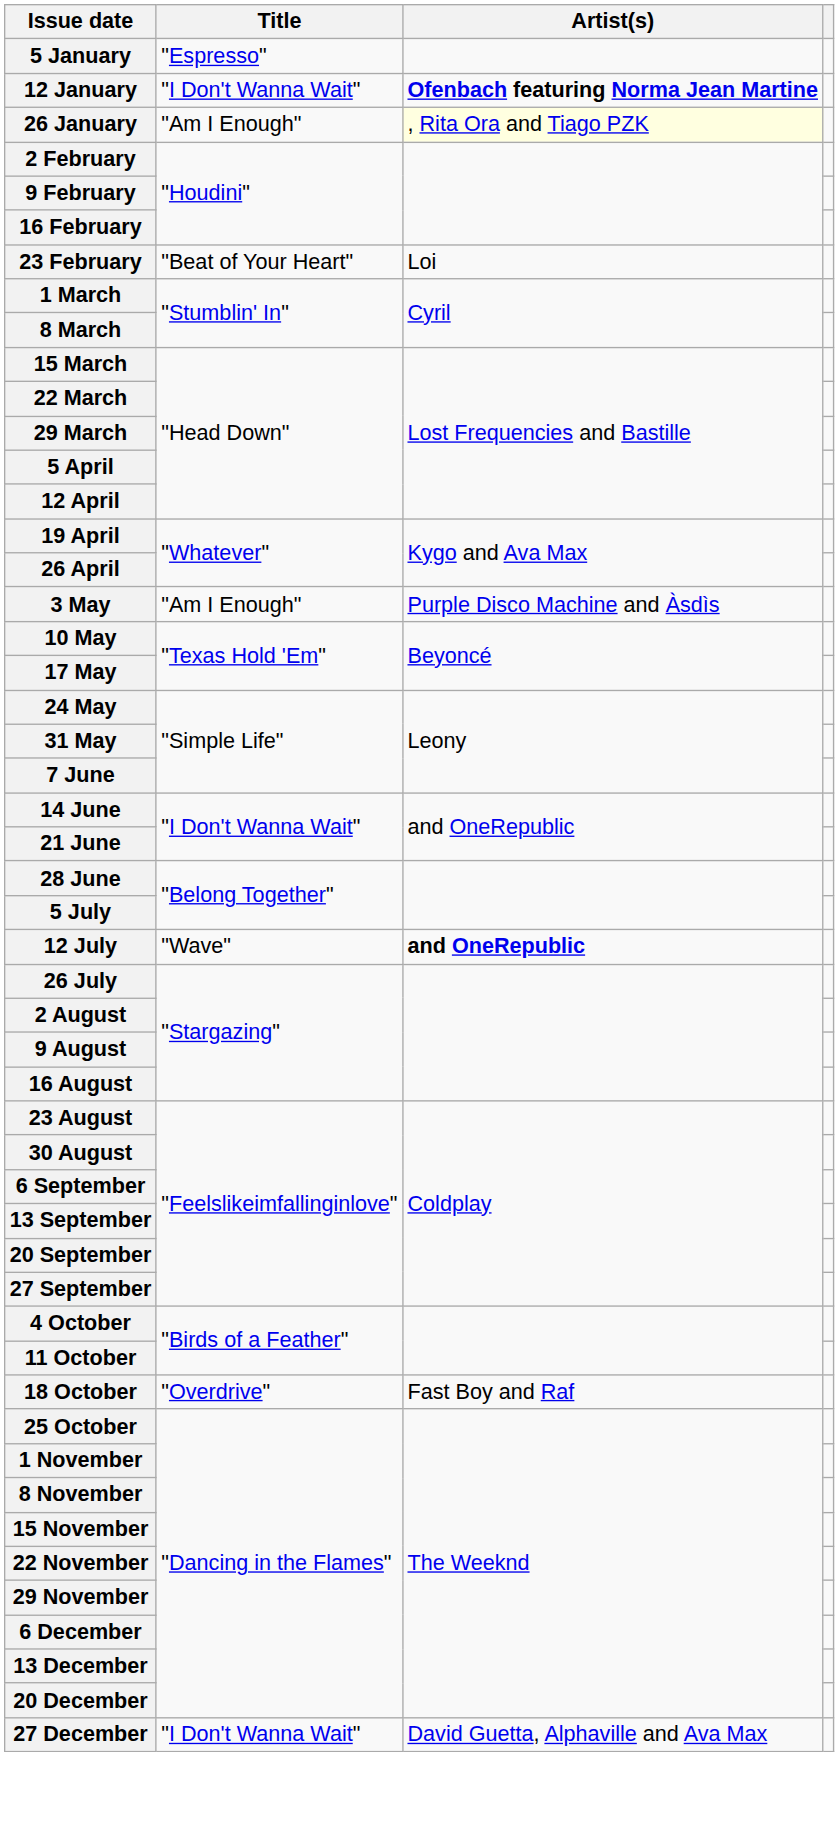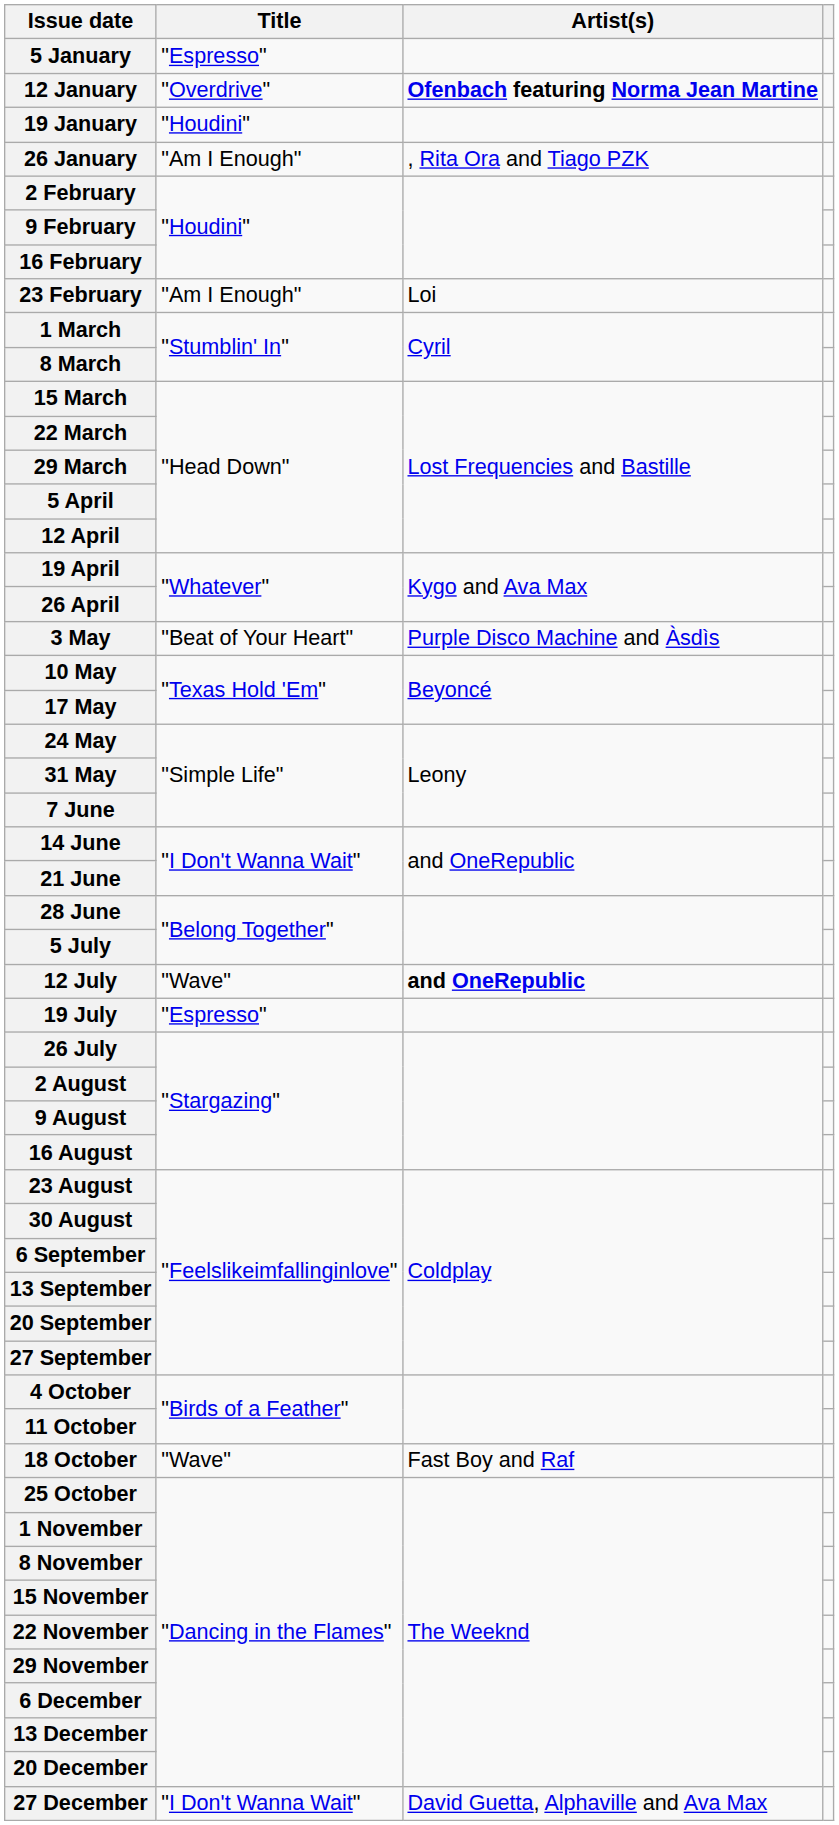(261, 90) "I Don't Wanna Wait" -> (216, 90) "Overdrive"
+ row: (80, 124)
(528, 124) lightyellow background -> (528, 158) no background
(257, 261) "Beat of Your Heart" -> (231, 295) "Am I Enough"
(231, 603) "Am I Enough" -> (257, 638) "Beat of Your Heart"
+ row: (80, 1015)
(216, 1391) "Overdrive" -> (196, 1460) "Wave"
